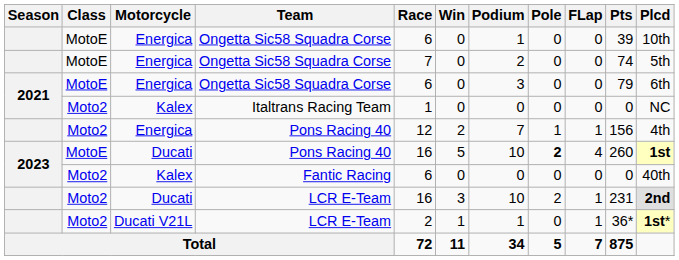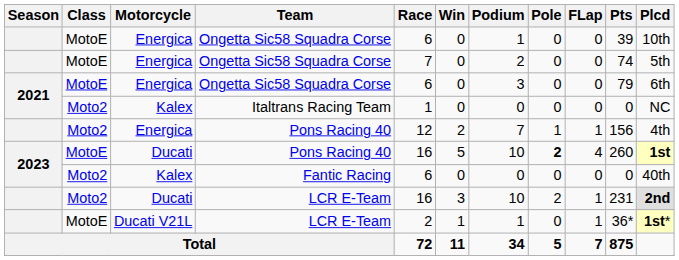(87, 221) Moto2 -> (86, 221) MotoE
